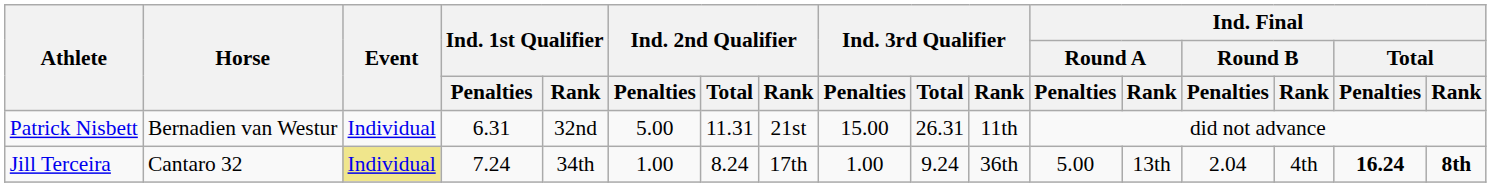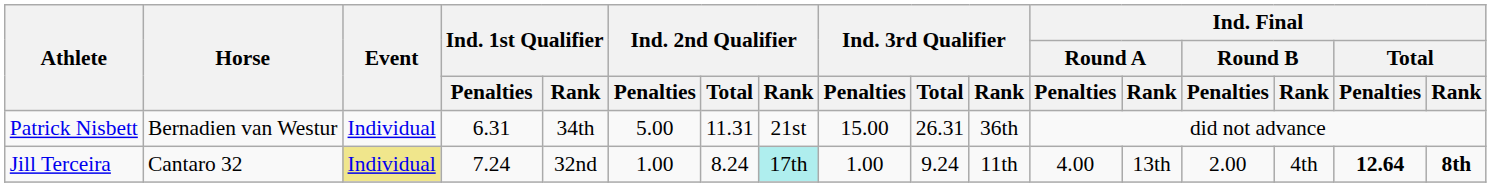(576, 128) 32nd -> (576, 128) 34th
(999, 128) 11th -> (999, 128) 36th
(576, 164) 34th -> (576, 164) 32nd
(788, 164) no background -> (788, 164) paleturquoise background
(999, 164) 36th -> (999, 164) 11th
(1075, 164) 5.00 -> (1075, 164) 4.00
(1228, 164) 2.04 -> (1228, 164) 2.00
(1380, 164) 16.24 -> (1380, 164) 12.64
